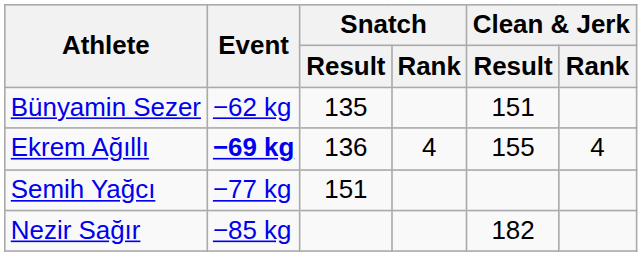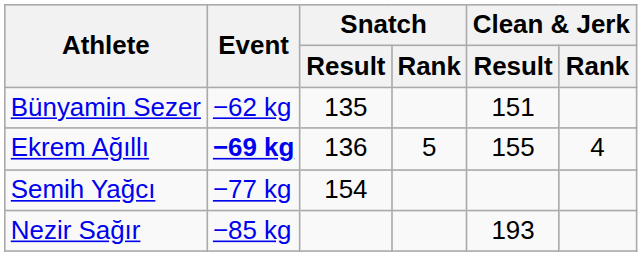(429, 148) 4 -> (429, 148) 5
(346, 189) 151 -> (346, 189) 154
(513, 230) 182 -> (513, 230) 193
